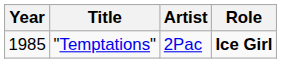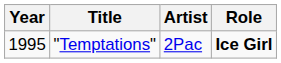(27, 44) 1985 -> (27, 44) 1995
